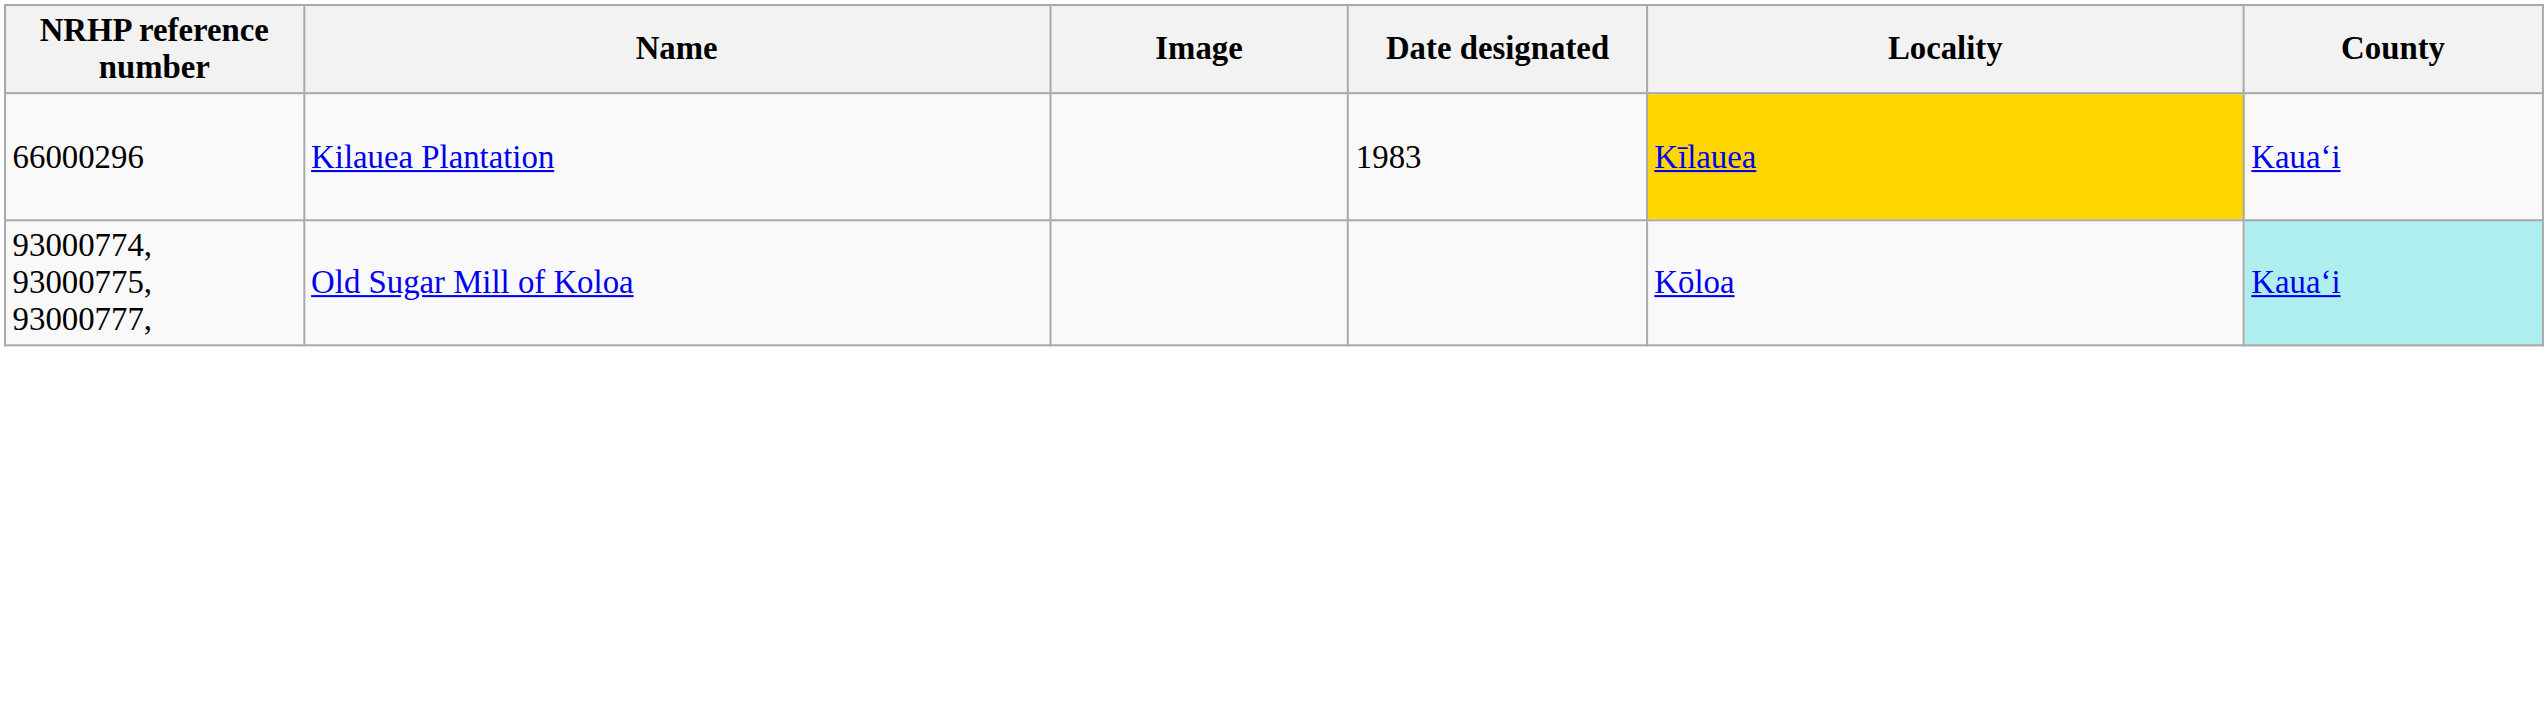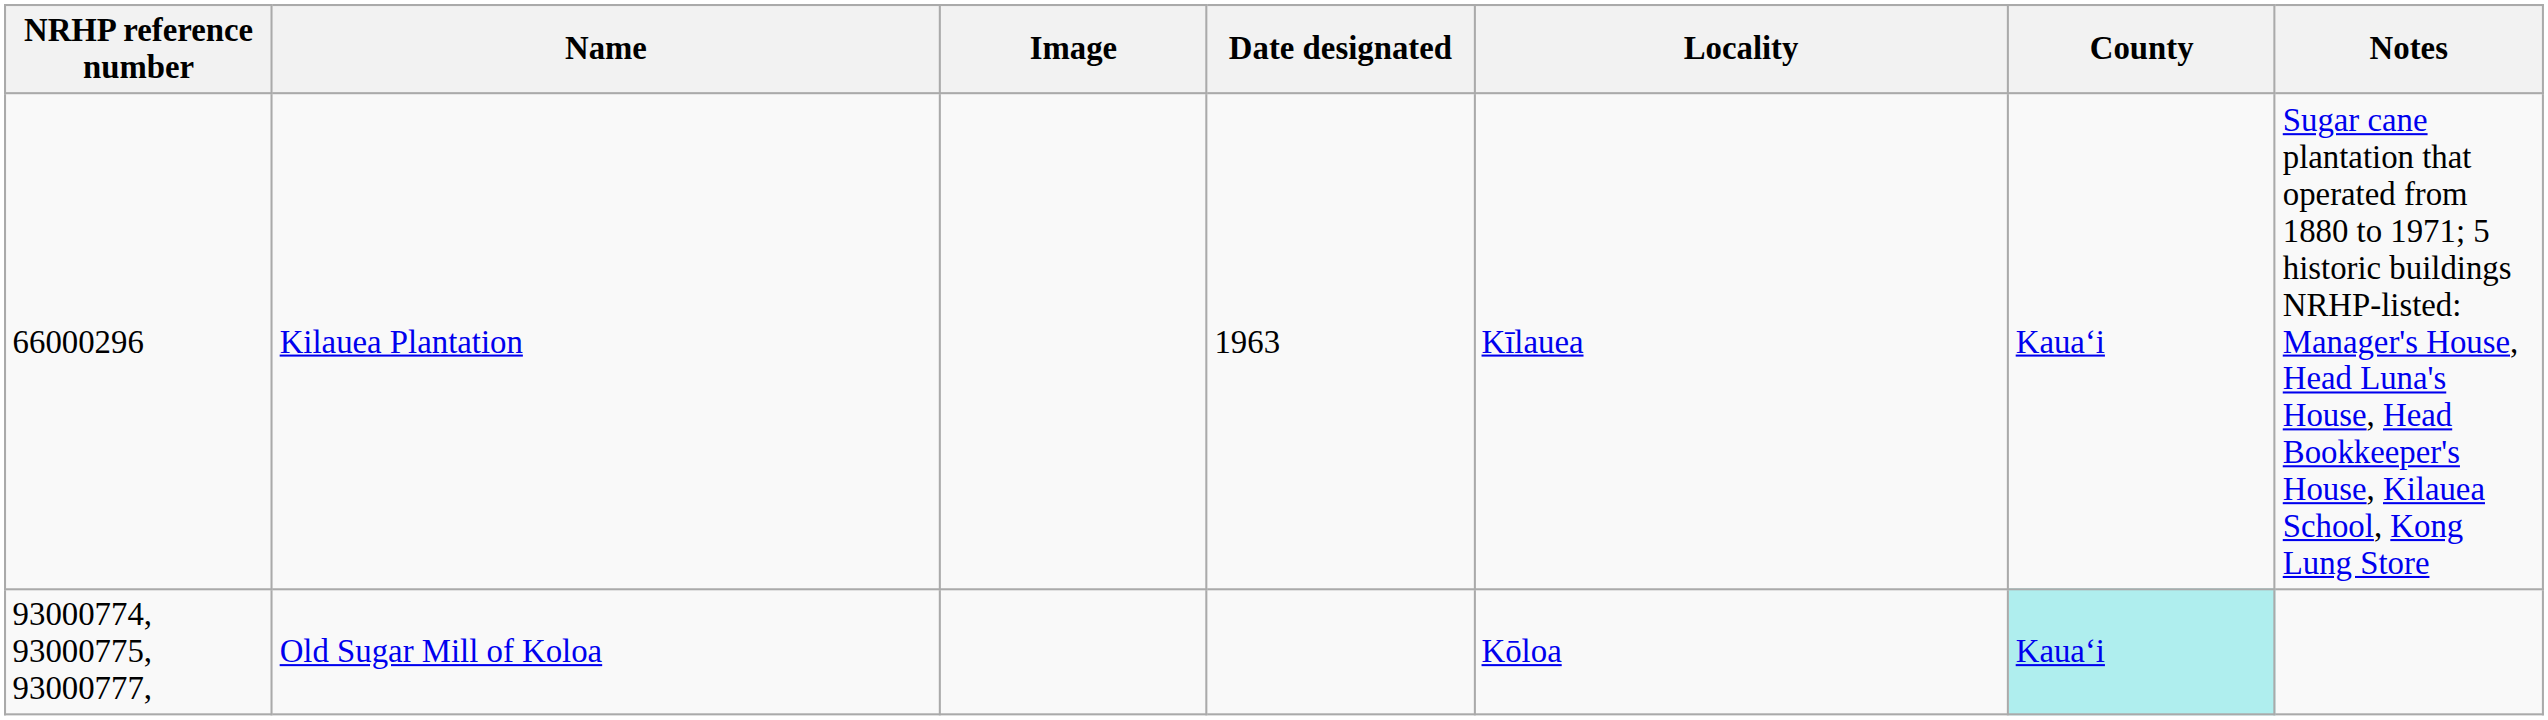+ column: (2409, 48)
(1389, 156) 1983 -> (1247, 340) 1963
(1705, 156) gold background -> (1533, 340) no background
